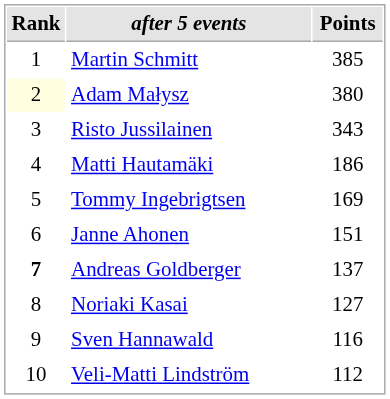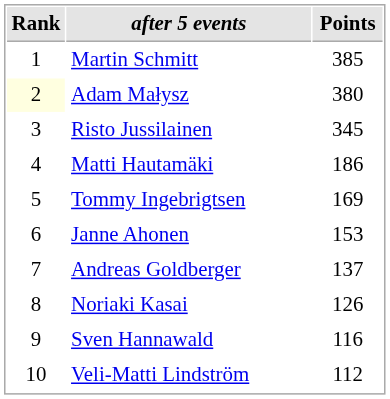(348, 129) 343 -> (348, 129) 345
(348, 234) 151 -> (348, 234) 153
(36, 269) bold -> (36, 269) normal
(348, 304) 127 -> (348, 304) 126
